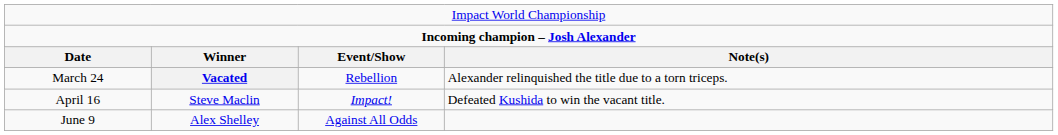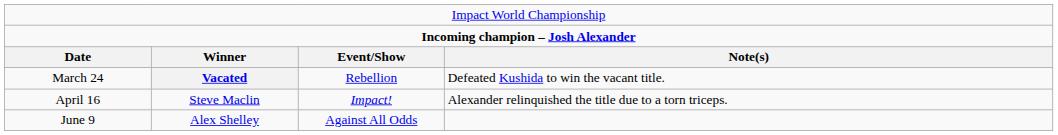(588, 78) Alexander relinquished the title due to a torn triceps. -> (556, 78) Defeated Kushida to win the vacant title.
(556, 99) Defeated Kushida to win the vacant title. -> (588, 99) Alexander relinquished the title due to a torn triceps.
